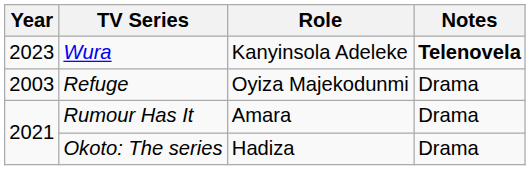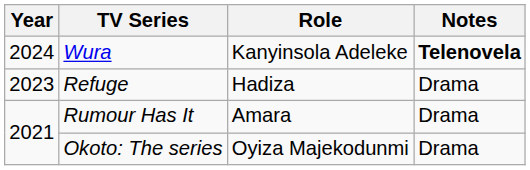(32, 52) 2023 -> (32, 52) 2024
(32, 84) 2003 -> (32, 84) 2023
(320, 84) Oyiza Majekodunmi -> (263, 84) Hadiza
(263, 148) Hadiza -> (320, 148) Oyiza Majekodunmi
